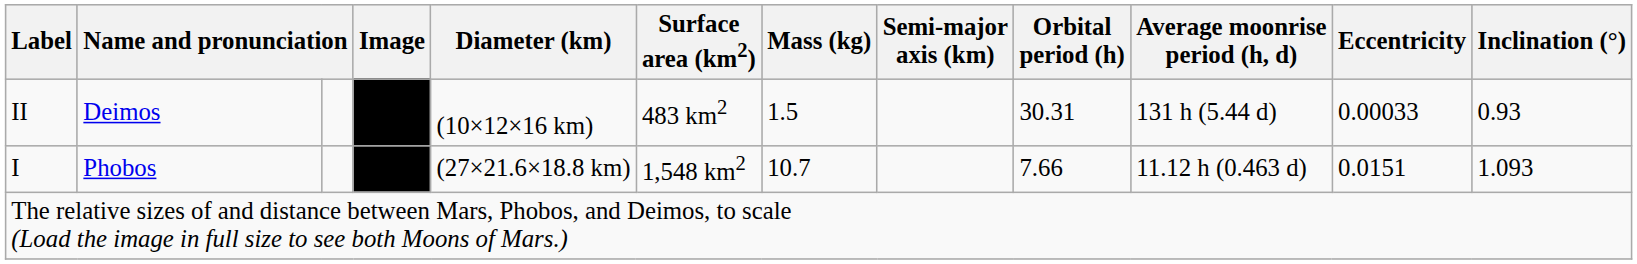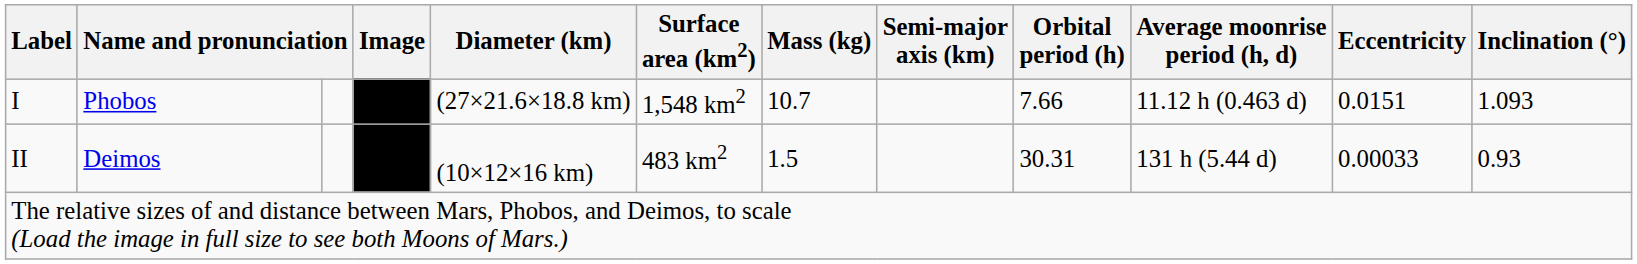rows swapped: (15, 168) <-> (20, 112)
